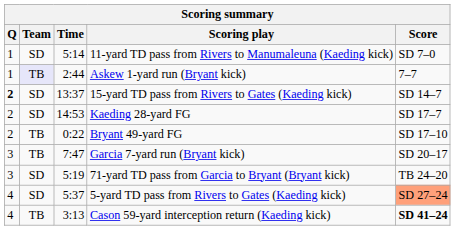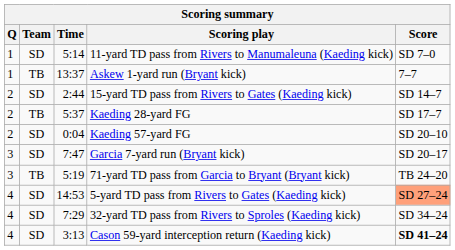(37, 74) lavender background -> (37, 74) no background
(73, 74) 2:44 -> (70, 74) 13:37
(10, 94) bold -> (10, 94) normal
(70, 94) 13:37 -> (73, 94) 2:44
(37, 114) SD -> (37, 114) TB
(70, 114) 14:53 -> (73, 114) 5:37
- row: (136, 135)
+ row: (140, 135)
(37, 155) TB -> (37, 155) SD
(37, 175) SD -> (37, 175) TB
(73, 195) 5:37 -> (70, 195) 14:53
+ row: (225, 215)
(37, 215) TB -> (37, 235) SD
